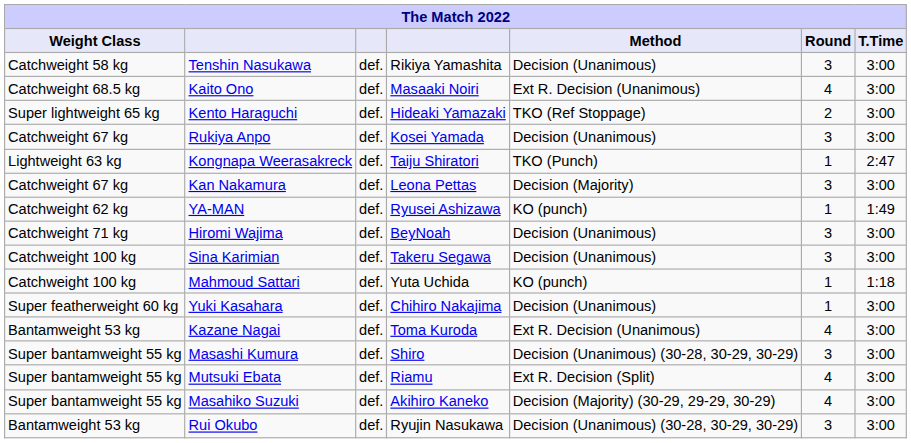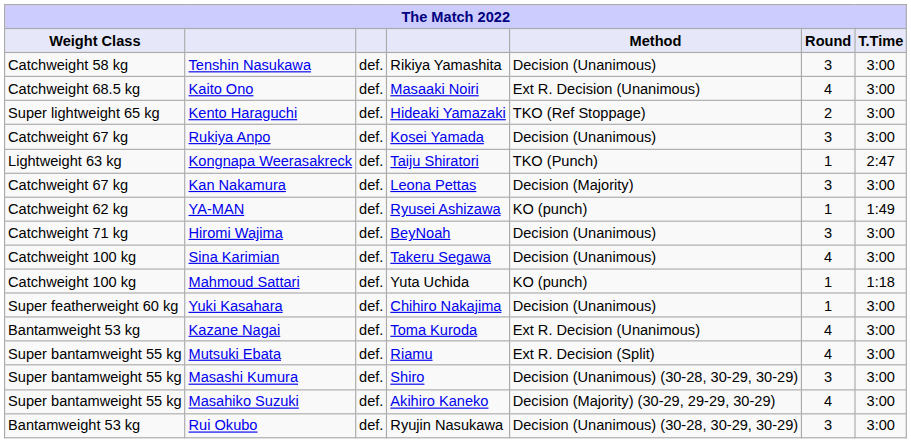(828, 257) 3 -> (828, 257) 4
rows swapped: (235, 377) <-> (243, 353)
